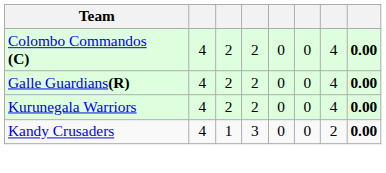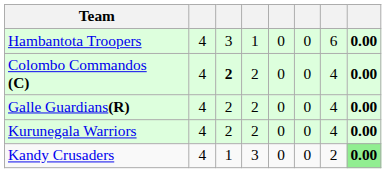+ row: (75, 41)
(229, 49) normal -> (229, 74) bold
(364, 131) no background -> (364, 155) lightgreen background
